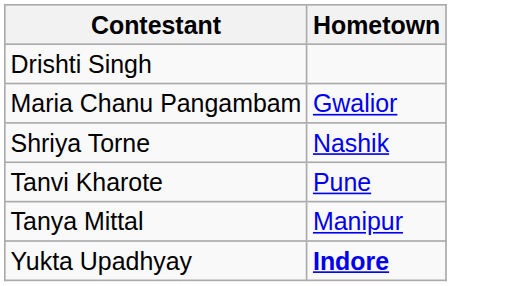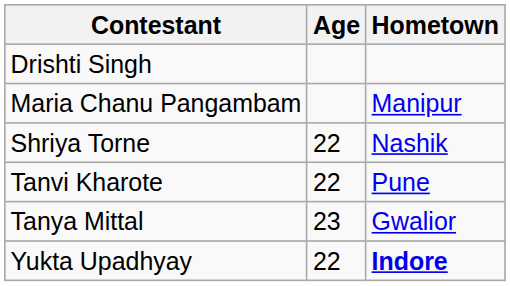+ column: (336, 25)
(355, 104) Gwalior -> (417, 104) Manipur
(358, 222) Manipur -> (414, 222) Gwalior
